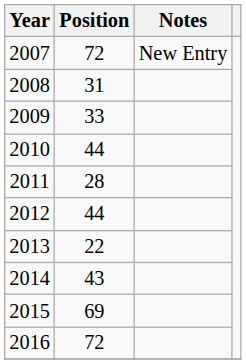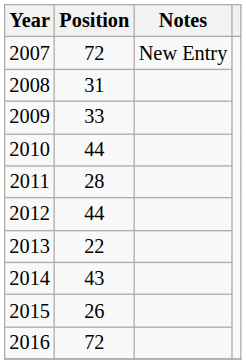(94, 310) 69 -> (94, 310) 26
